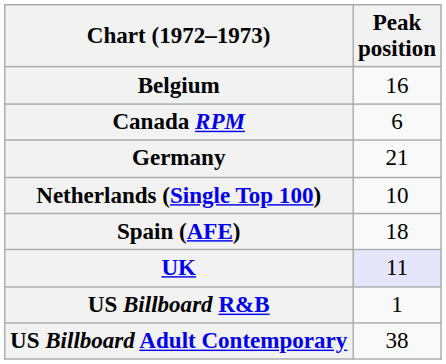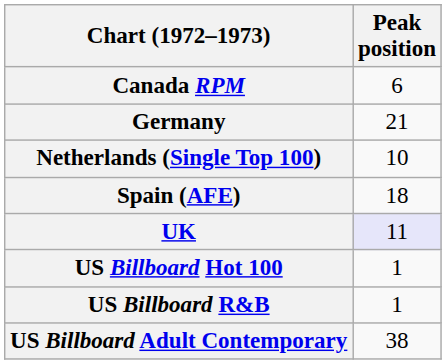- row: (179, 85)
+ row: (179, 267)
